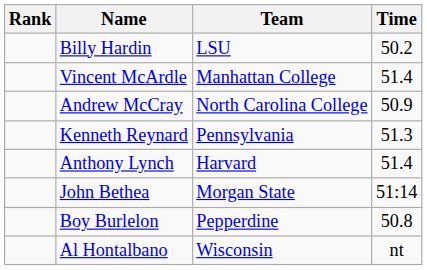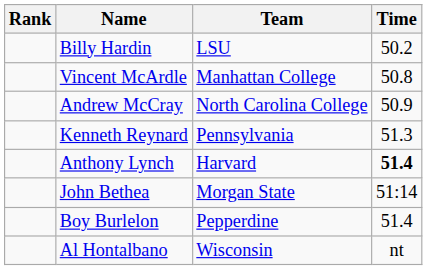(397, 76) 51.4 -> (397, 76) 50.8
(397, 163) normal -> (397, 163) bold
(397, 221) 50.8 -> (397, 221) 51.4
